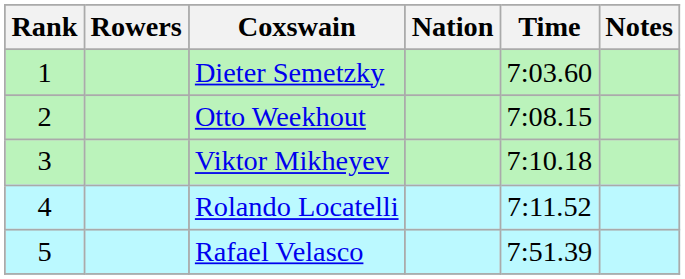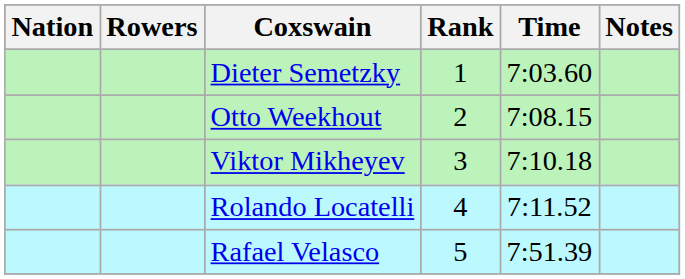columns swapped: (44, 26) <-> (453, 26)
